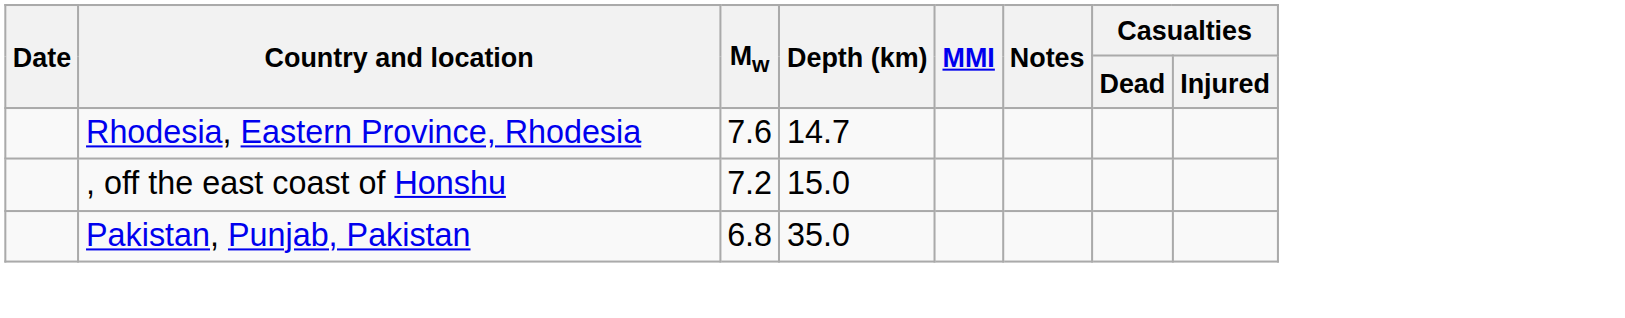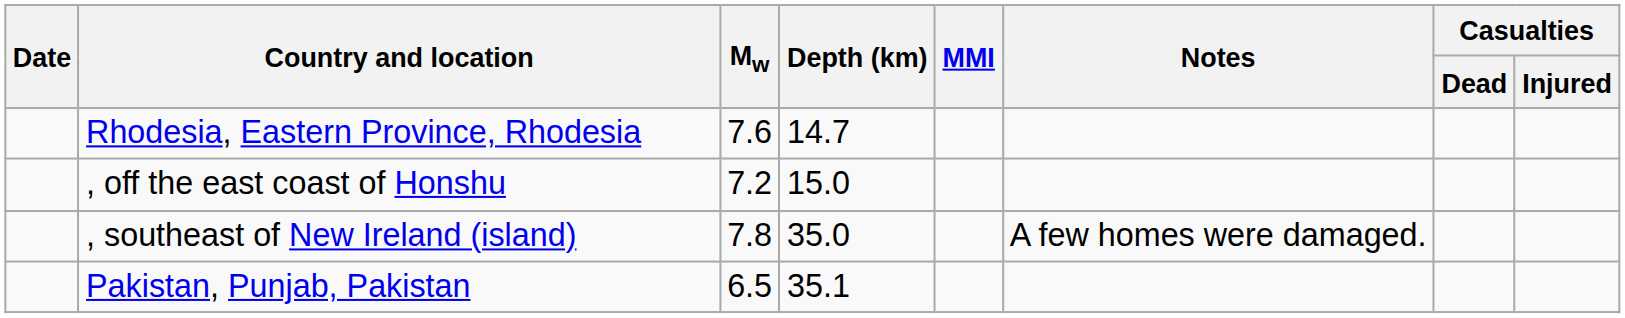+ row: (331, 235)
(750, 235) 6.8 -> (750, 286) 6.5
(818, 235) 35.0 -> (818, 286) 35.1
